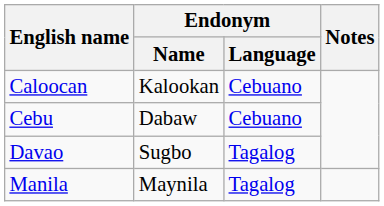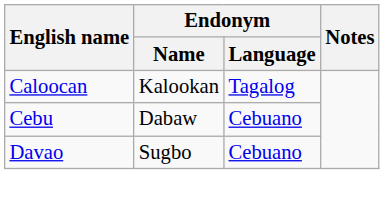(265, 86) Cebuano -> (262, 86) Tagalog
(262, 151) Tagalog -> (265, 151) Cebuano
- row: (39, 184)
